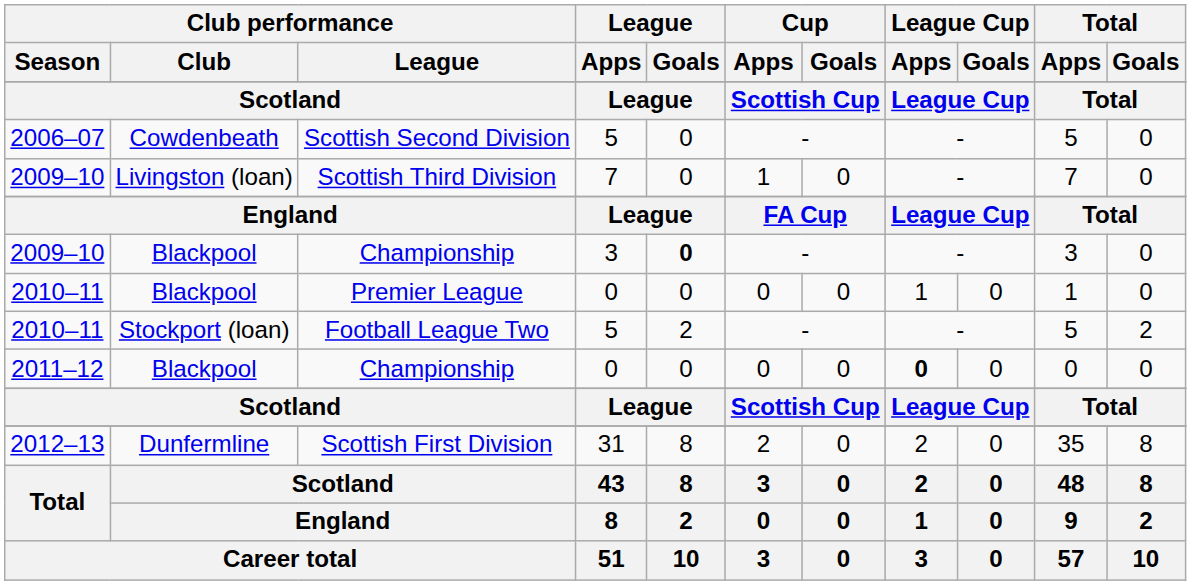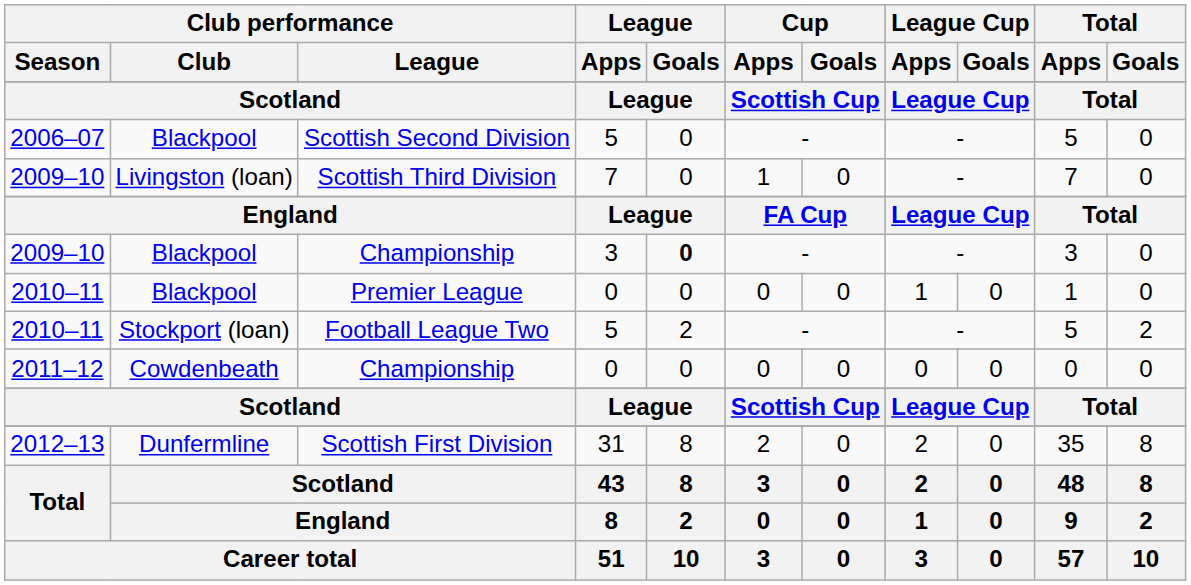(204, 138) Cowdenbeath -> (204, 138) Blackpool
(204, 368) Blackpool -> (204, 368) Cowdenbeath
(921, 368) bold -> (921, 368) normal
